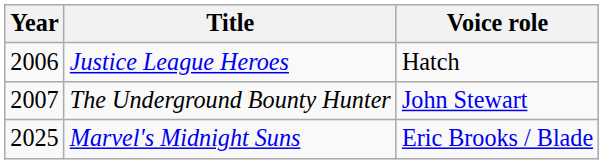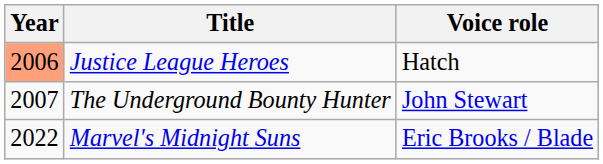(34, 61) no background -> (34, 61) lightsalmon background
(34, 138) 2025 -> (34, 138) 2022
